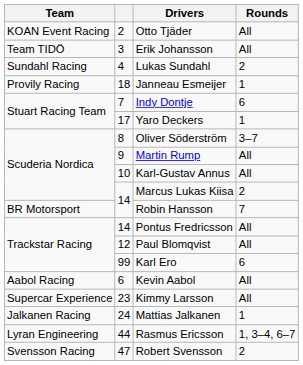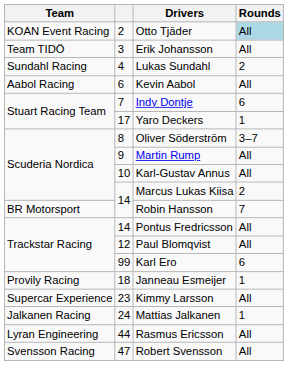(245, 31) no background -> (245, 31) lightblue background
rows swapped: (165, 280) <-> (181, 84)
(267, 333) 1, 3–4, 6–7 -> (245, 333) All
(242, 351) 2 -> (245, 351) All
